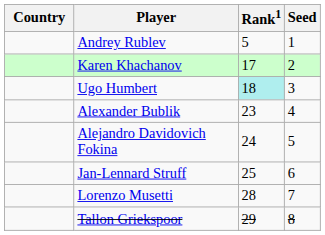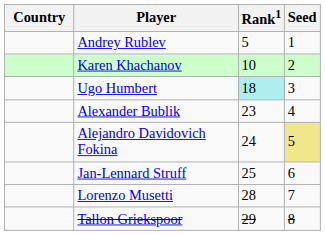(249, 65) 17 -> (249, 65) 10
(291, 142) no background -> (291, 142) khaki background
